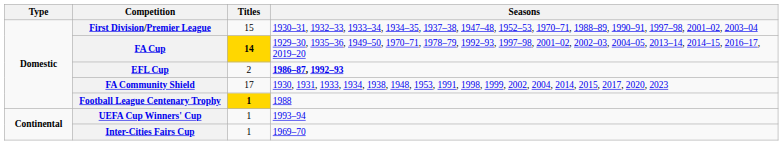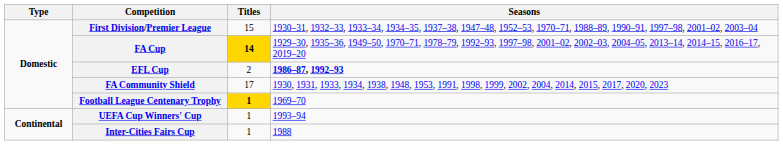(282, 101) 1988 -> (289, 101) 1969–70
(289, 132) 1969–70 -> (282, 132) 1988
